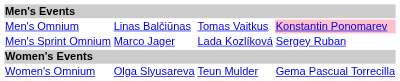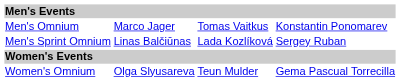(152, 26) Linas Balčiūnas -> (144, 26) Marco Jager
(331, 26) pink background -> (331, 26) no background
(144, 41) Marco Jager -> (152, 41) Linas Balčiūnas
